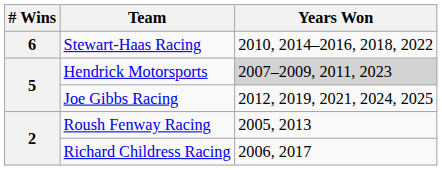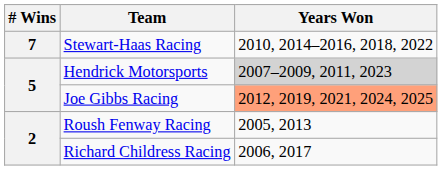(32, 44) 6 -> (32, 44) 7
(336, 98) no background -> (336, 98) lightsalmon background
